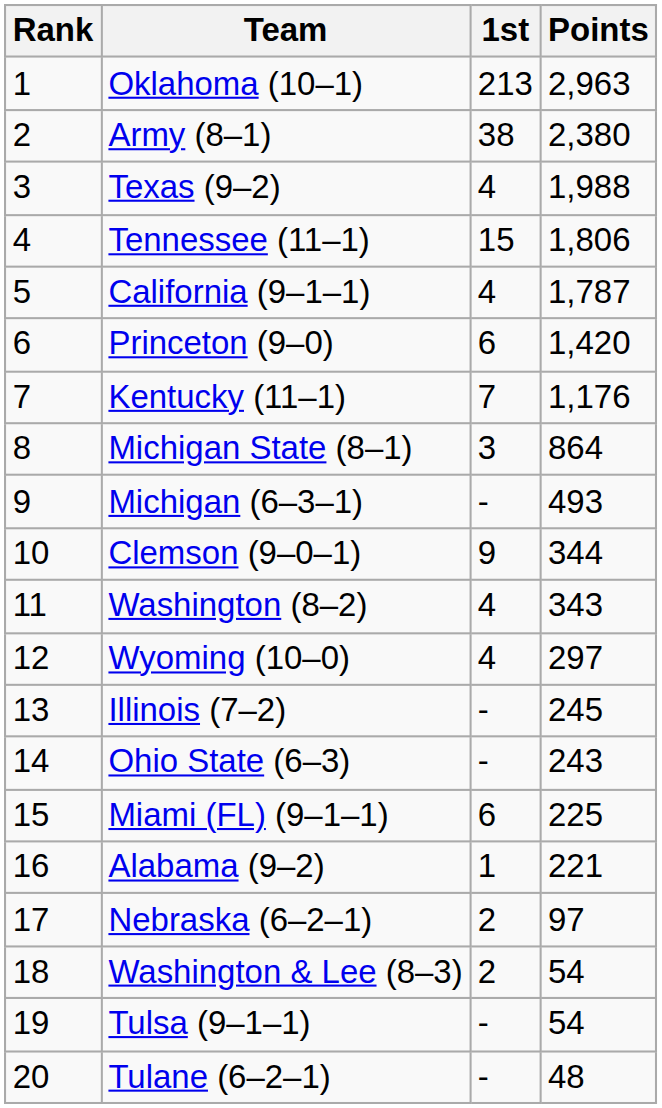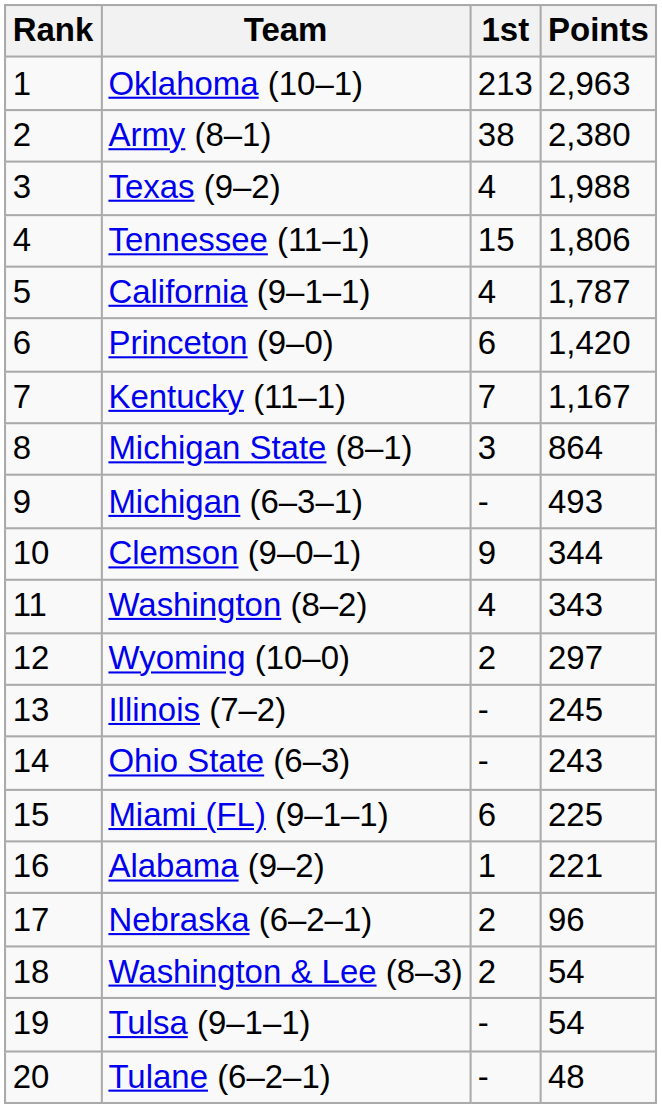(589, 396) 1,176 -> (589, 396) 1,167
(487, 657) 4 -> (487, 657) 2
(566, 919) 97 -> (566, 919) 96
